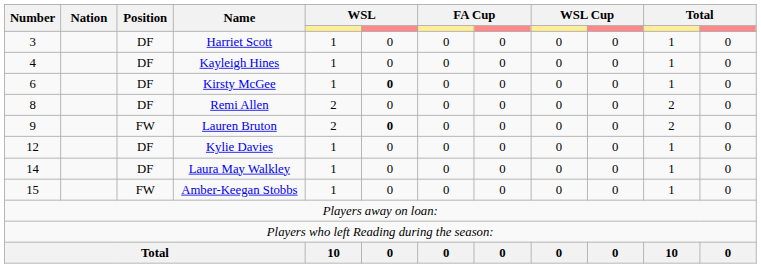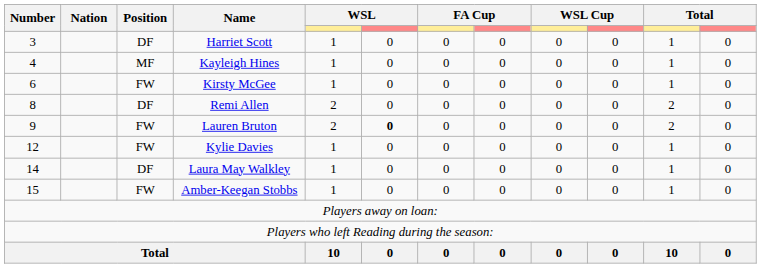(145, 63) DF -> (145, 63) MF
(145, 84) DF -> (145, 84) FW
(390, 84) bold -> (390, 84) normal
(145, 147) DF -> (145, 147) FW
